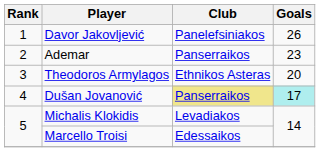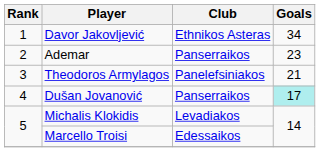(220, 34) Panelefsiniakos -> (223, 34) Ethnikos Asteras
(294, 34) 26 -> (294, 34) 34
(223, 75) Ethnikos Asteras -> (220, 75) Panelefsiniakos
(294, 75) 20 -> (294, 75) 21
(212, 95) khaki background -> (212, 95) no background
